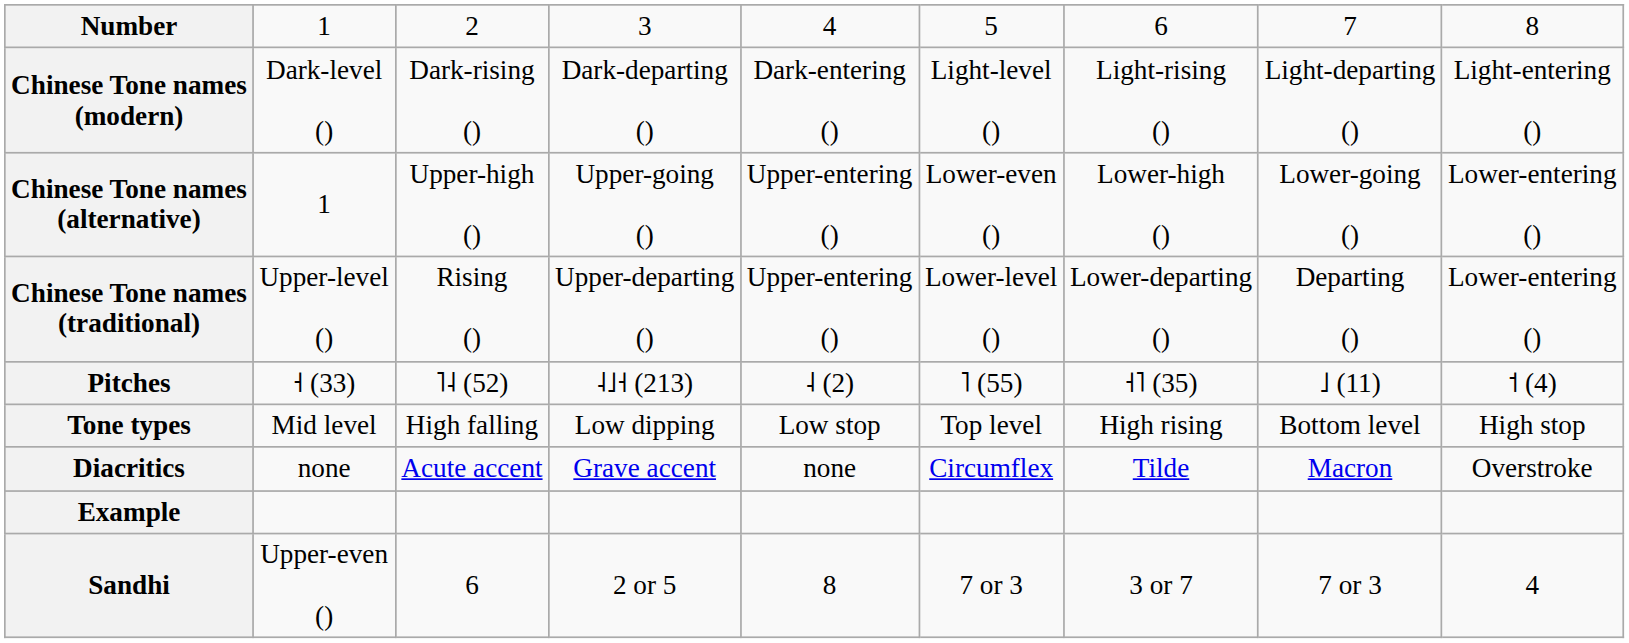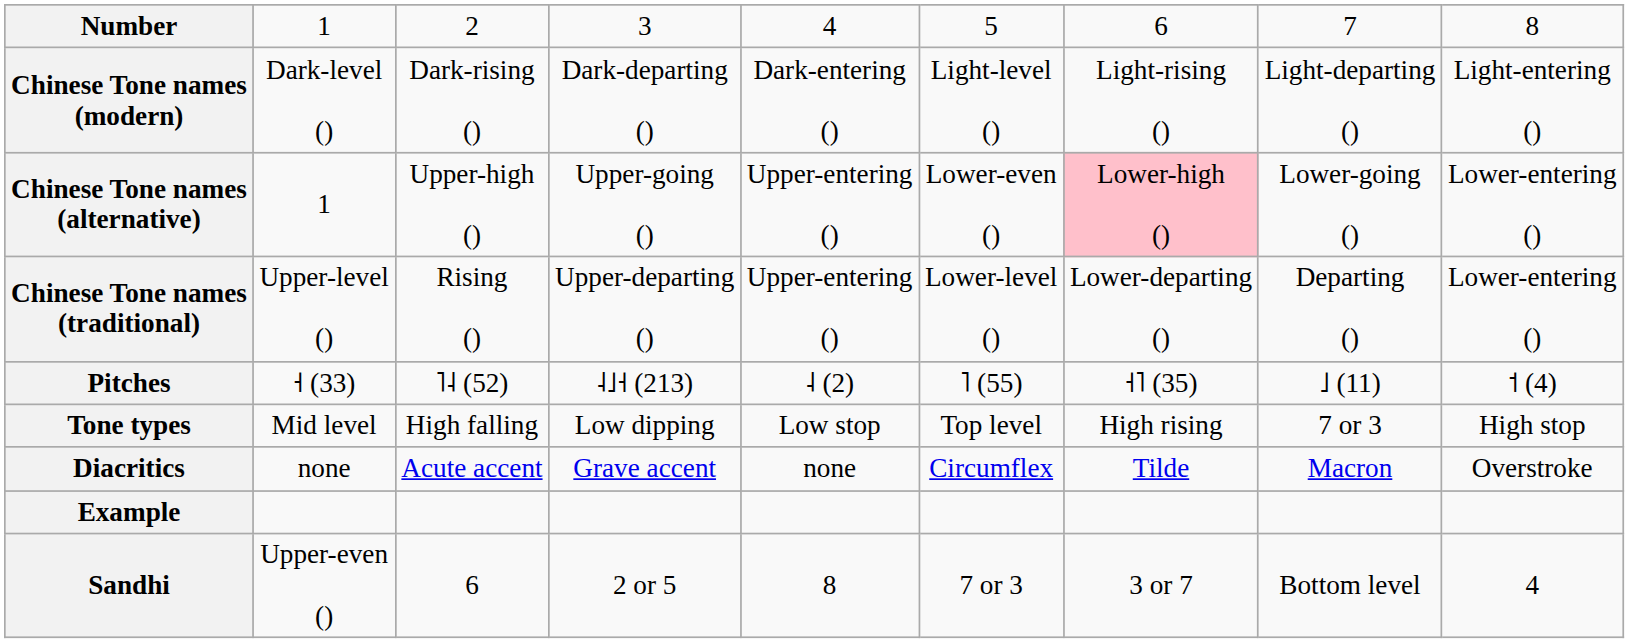(1161, 204) no background -> (1161, 204) pink background
(1350, 425) Bottom level -> (1350, 425) 7 or 3
(1350, 585) 7 or 3 -> (1350, 585) Bottom level
